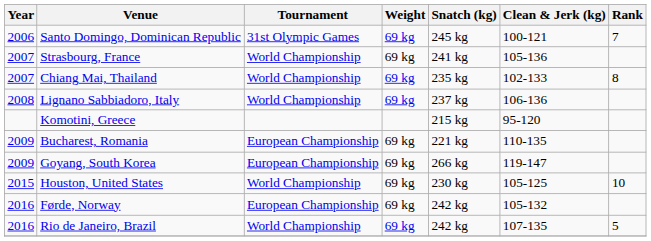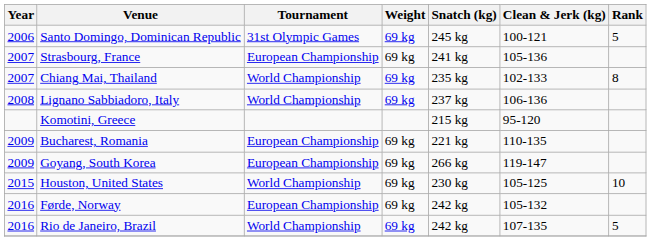(615, 36) 7 -> (615, 36) 5
(304, 57) World Championship -> (313, 57) European Championship
